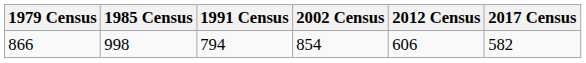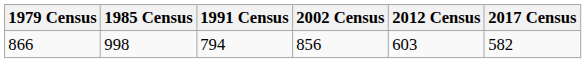(309, 44) 854 -> (309, 44) 856
(405, 44) 606 -> (405, 44) 603
